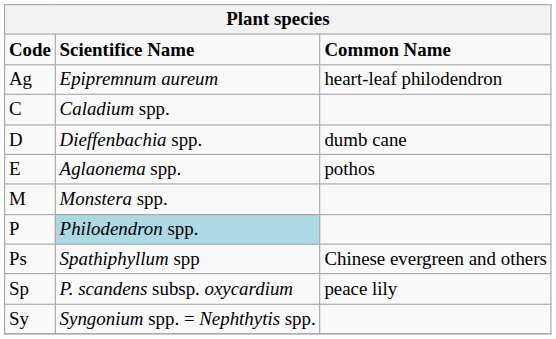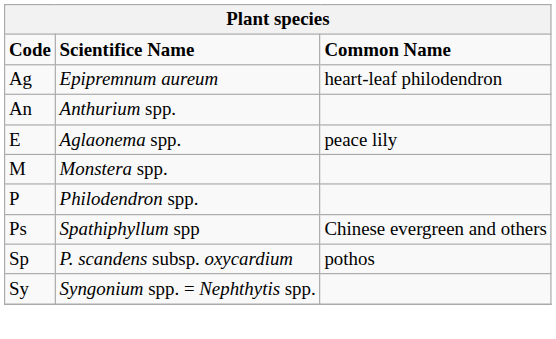+ row: (20, 109)
- row: (15, 109)
- row: (16, 139)
(350, 169) pothos -> (361, 139) peace lily
(129, 229) lightblue background -> (129, 199) no background
(361, 288) peace lily -> (350, 259) pothos
